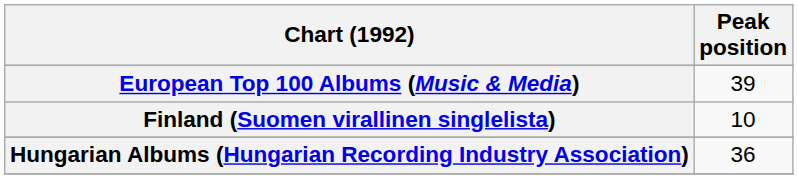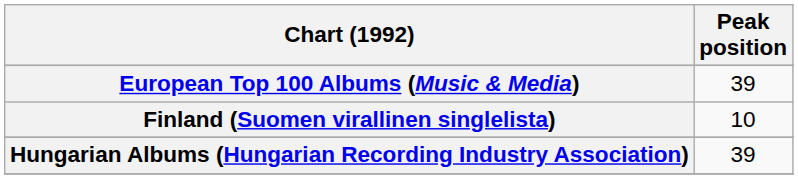(743, 155) 36 -> (743, 155) 39
